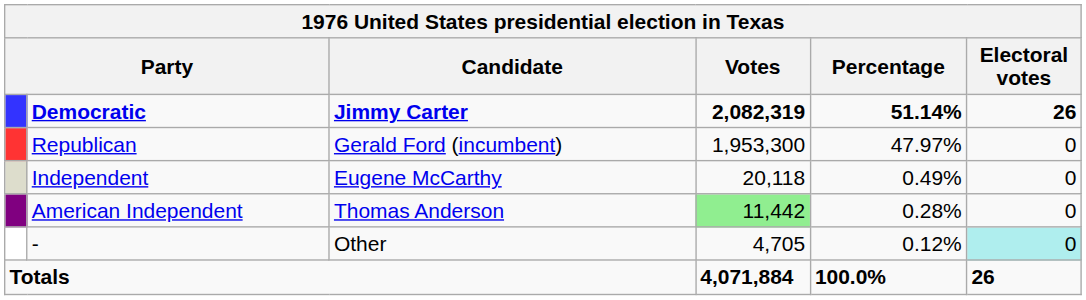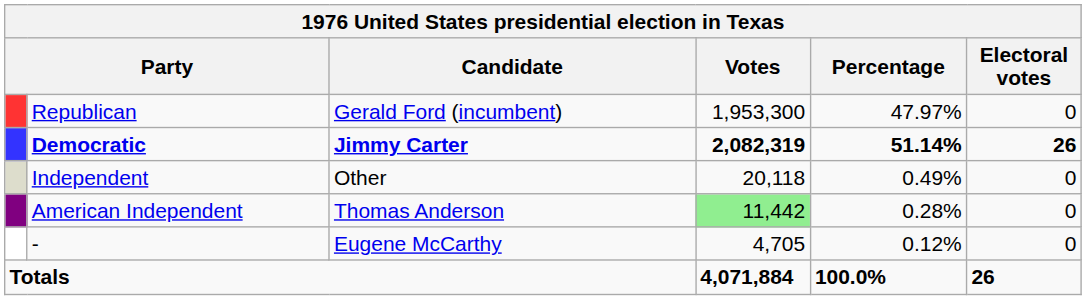rows swapped: (89, 111) <-> (84, 145)
(418, 178) Eugene McCarthy -> (360, 178) Other
(360, 244) Other -> (418, 244) Eugene McCarthy
(1071, 244) paleturquoise background -> (1071, 244) no background
